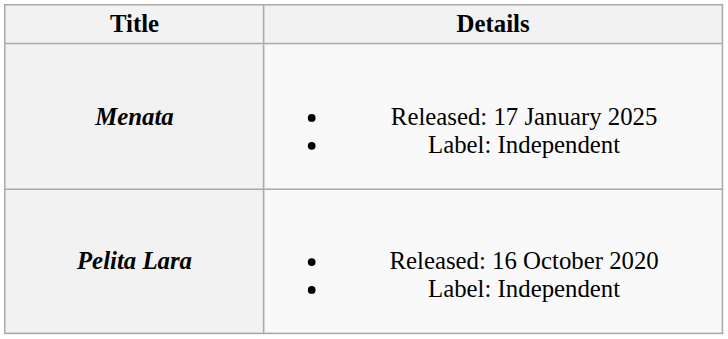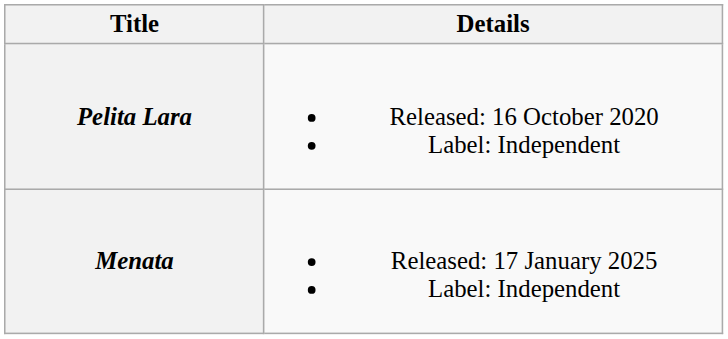rows swapped: (134, 260) <-> (134, 116)
